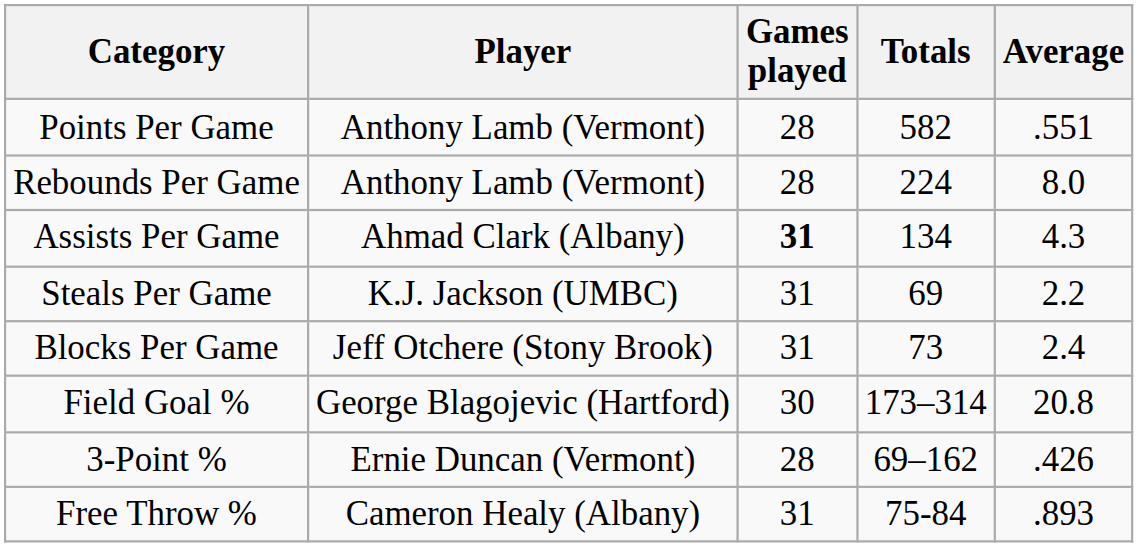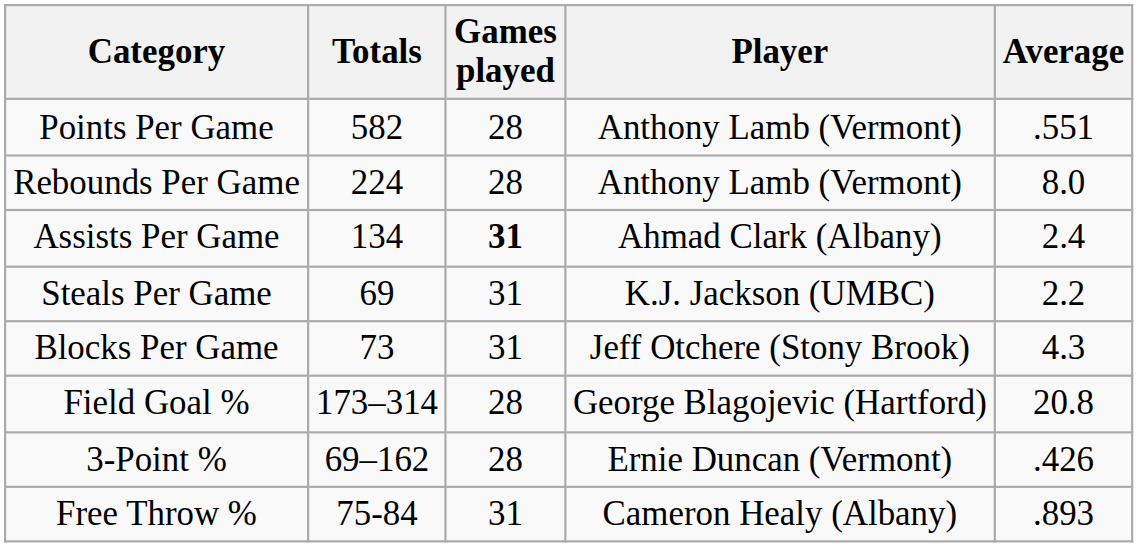columns swapped: (523, 51) <-> (926, 51)
(1064, 237) 4.3 -> (1064, 237) 2.4
(1064, 347) 2.4 -> (1064, 347) 4.3
(797, 403) 30 -> (505, 403) 28
